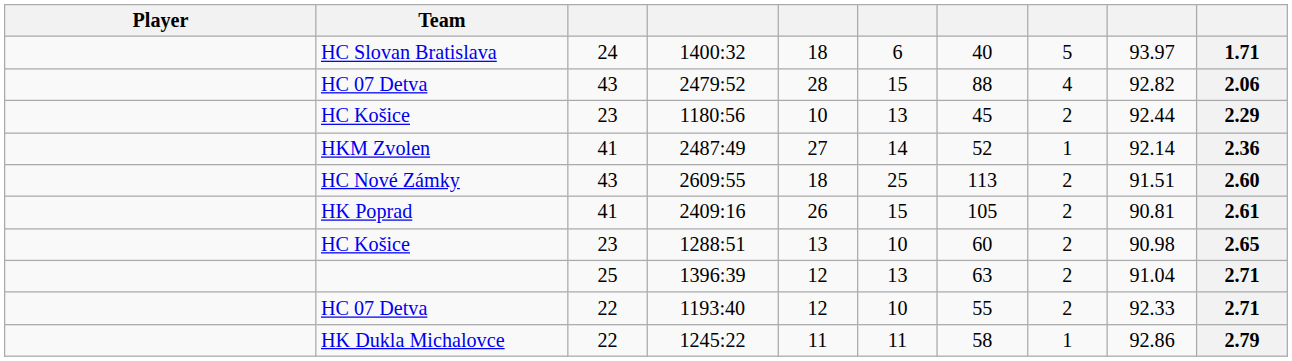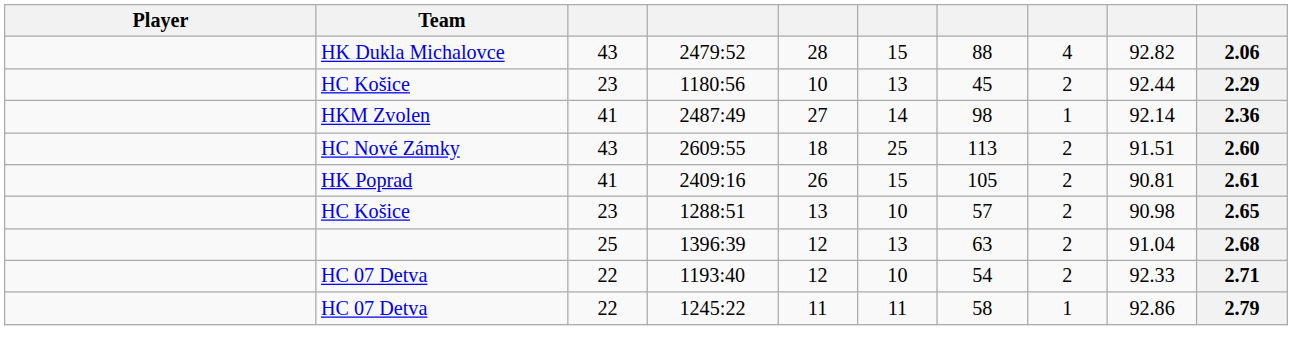- row: (713, 52)
(374, 84) HC 07 Detva -> (413, 52) HK Dukla Michalovce
(982, 148) 52 -> (982, 116) 98
(982, 244) 60 -> (982, 212) 57
(1242, 276) 2.71 -> (1242, 244) 2.68
(982, 308) 55 -> (982, 276) 54
(413, 340) HK Dukla Michalovce -> (374, 308) HC 07 Detva
